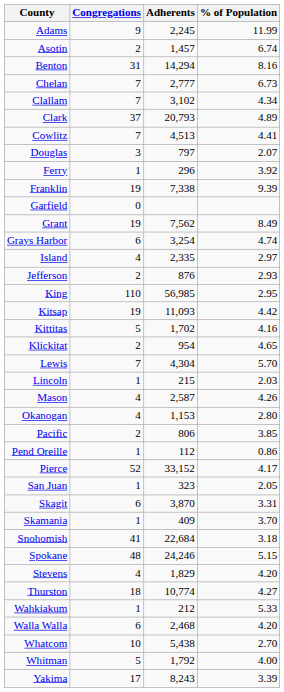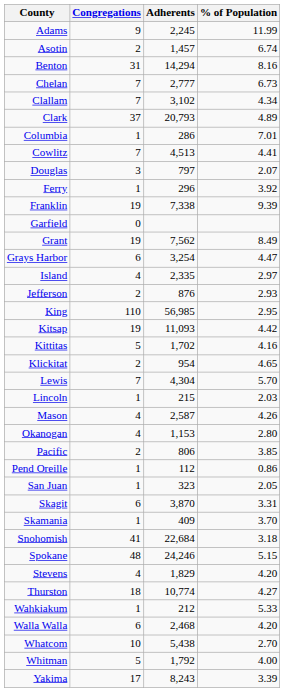+ row: (46, 135)
(268, 240) 4.74 -> (268, 258) 4.47
- row: (53, 468)
